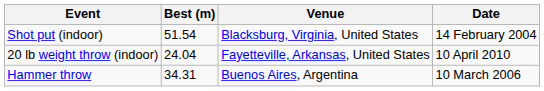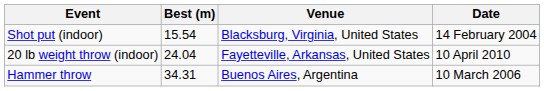(180, 34) 51.54 -> (180, 34) 15.54
